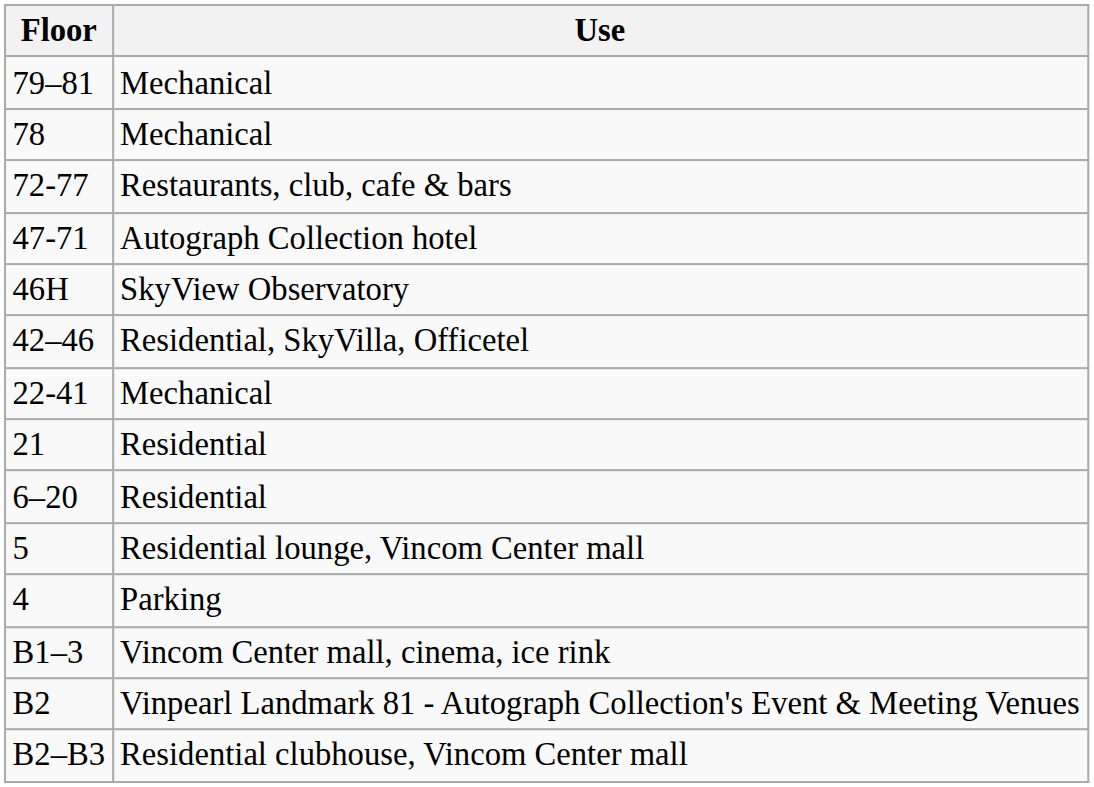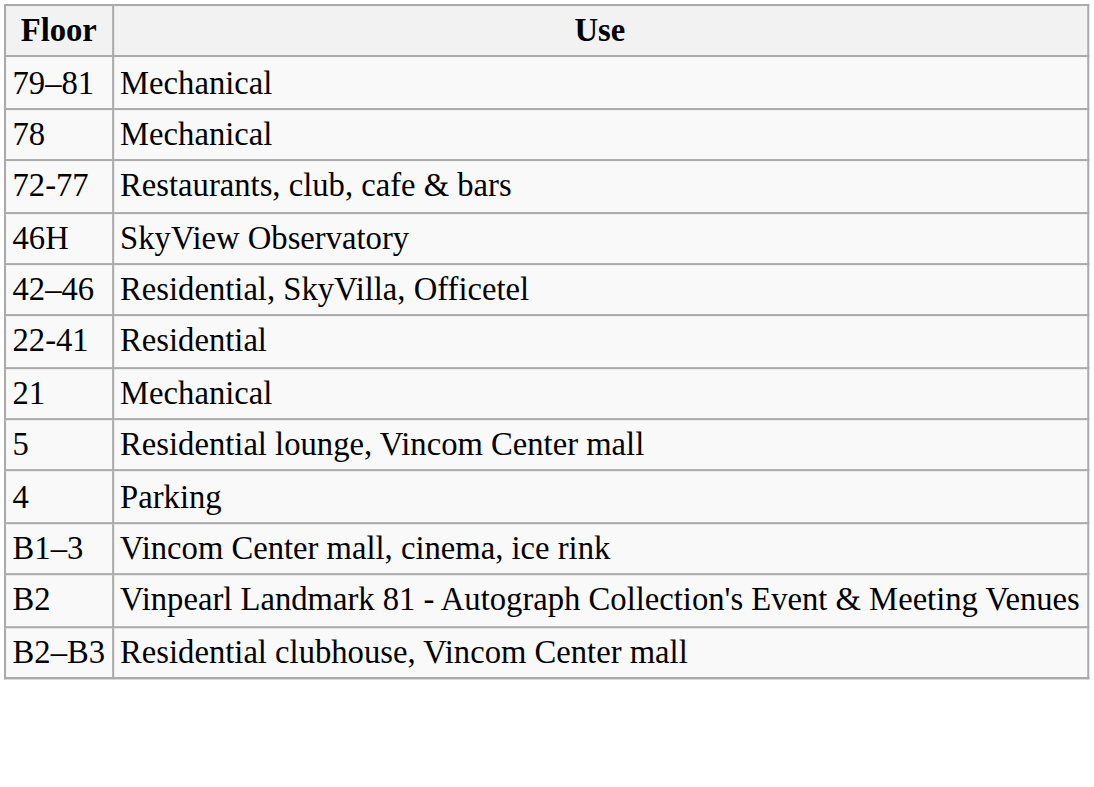- row: (51, 237)
(196, 392) Mechanical -> (194, 340) Residential
(194, 444) Residential -> (196, 392) Mechanical
- row: (45, 496)
